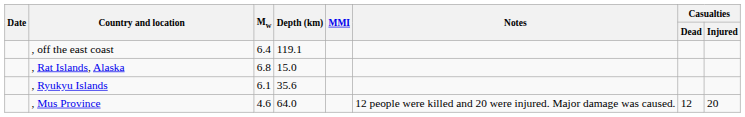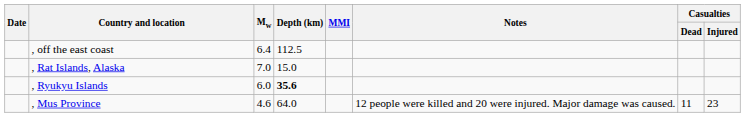(289, 49) 119.1 -> (289, 49) 112.5
(264, 67) 6.8 -> (264, 67) 7.0
(264, 85) 6.1 -> (264, 85) 6.0
(287, 85) normal -> (287, 85) bold
(686, 103) 12 -> (686, 103) 11
(713, 103) 20 -> (713, 103) 23
